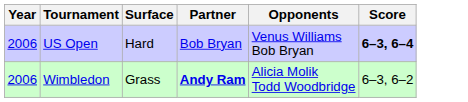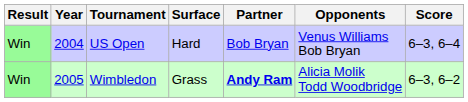+ column: (28, 15)
(22, 43) 2006 -> (69, 43) 2004
(387, 43) bold -> (434, 43) normal
(22, 79) 2006 -> (69, 79) 2005
